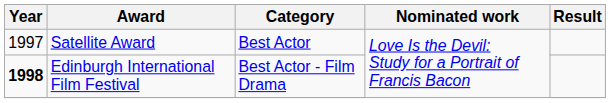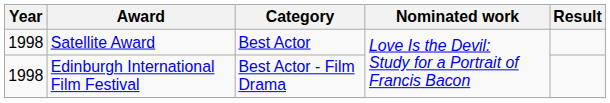(26, 42) 1997 -> (26, 42) 1998
(26, 76) bold -> (26, 76) normal
